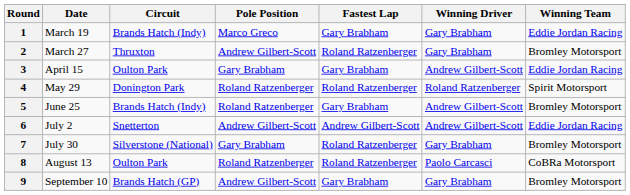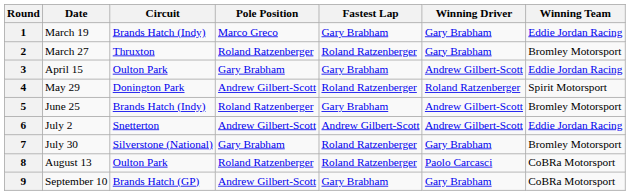(267, 50) Andrew Gilbert-Scott -> (266, 50) Roland Ratzenberger
(266, 87) Roland Ratzenberger -> (267, 87) Andrew Gilbert-Scott
(575, 181) Bromley Motorsport -> (572, 181) CoBRa Motorsport
